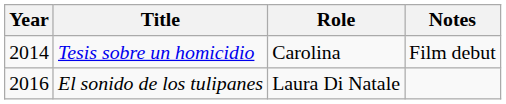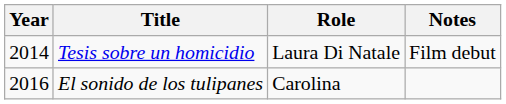(306, 51) Carolina -> (336, 51) Laura Di Natale
(336, 83) Laura Di Natale -> (306, 83) Carolina
